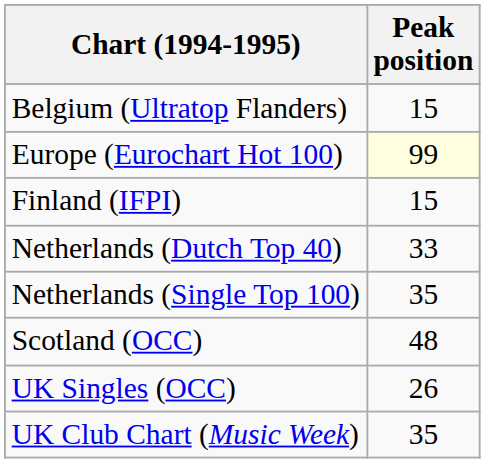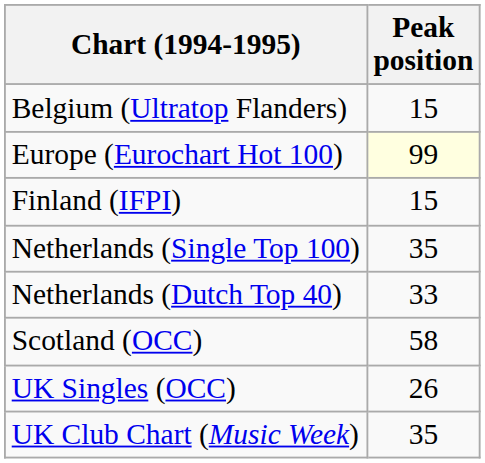rows swapped: (177, 247) <-> (186, 294)
(423, 341) 48 -> (423, 341) 58
